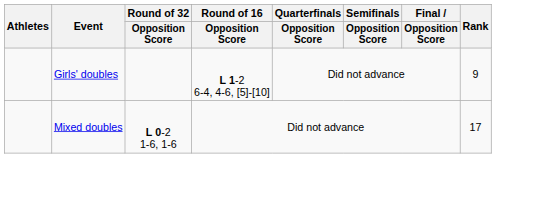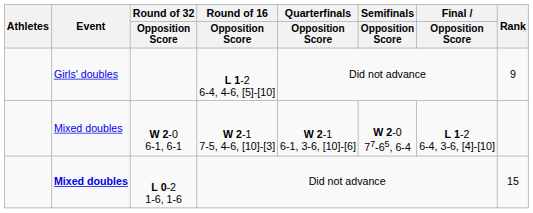+ row: (164, 140)
(88, 127) normal -> (91, 182) bold
(476, 127) 17 -> (513, 182) 15
